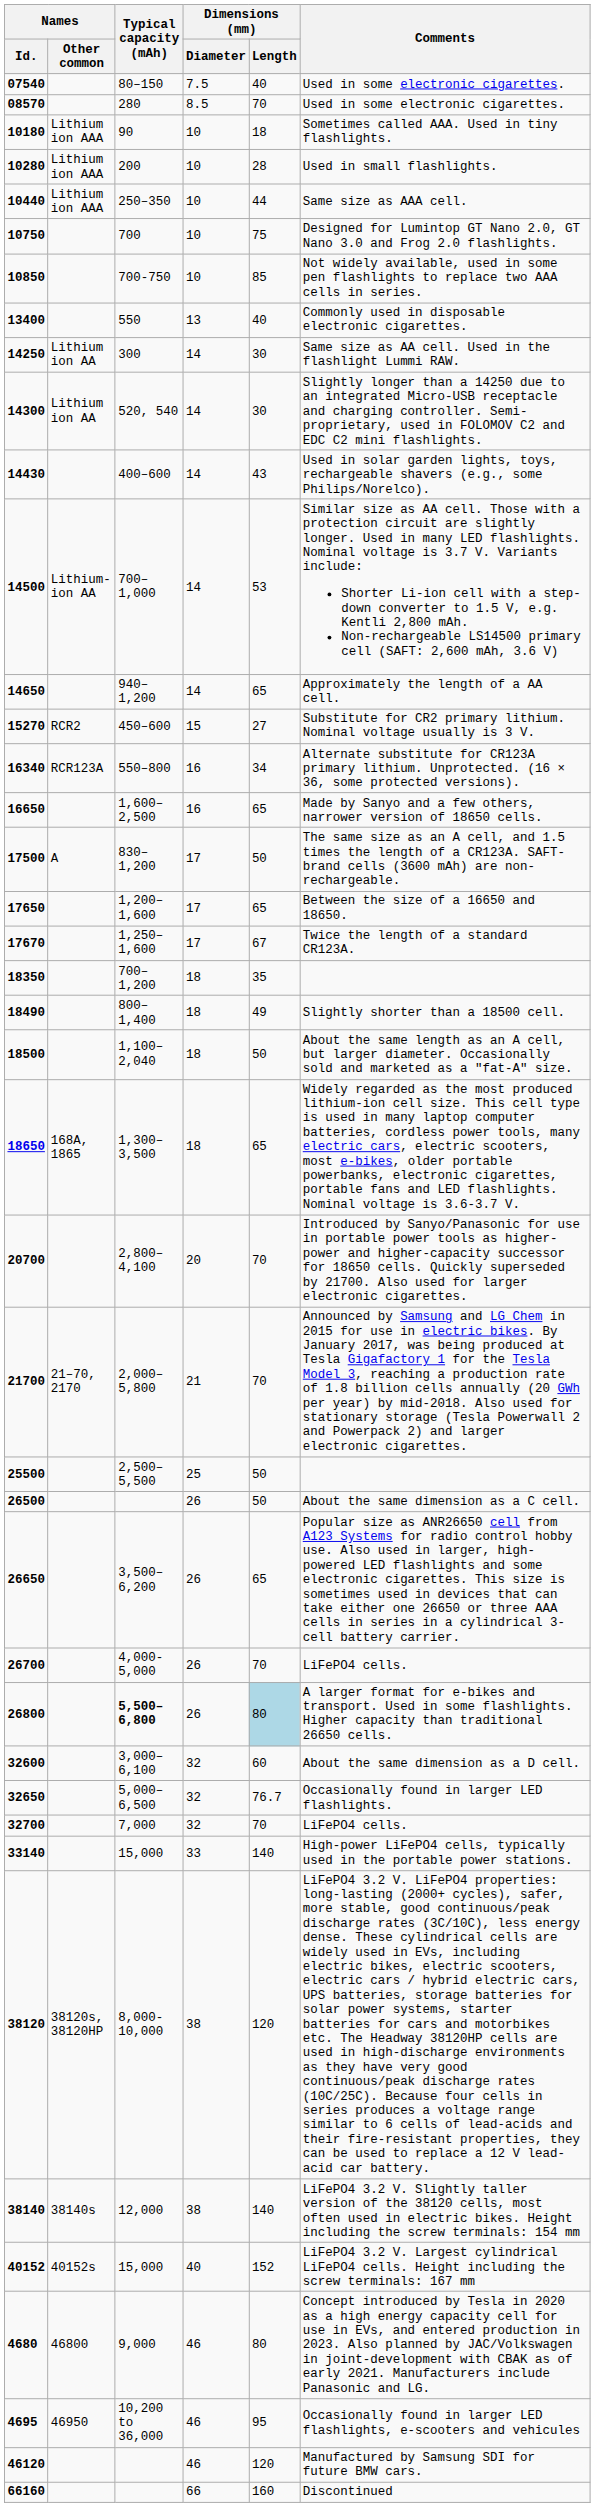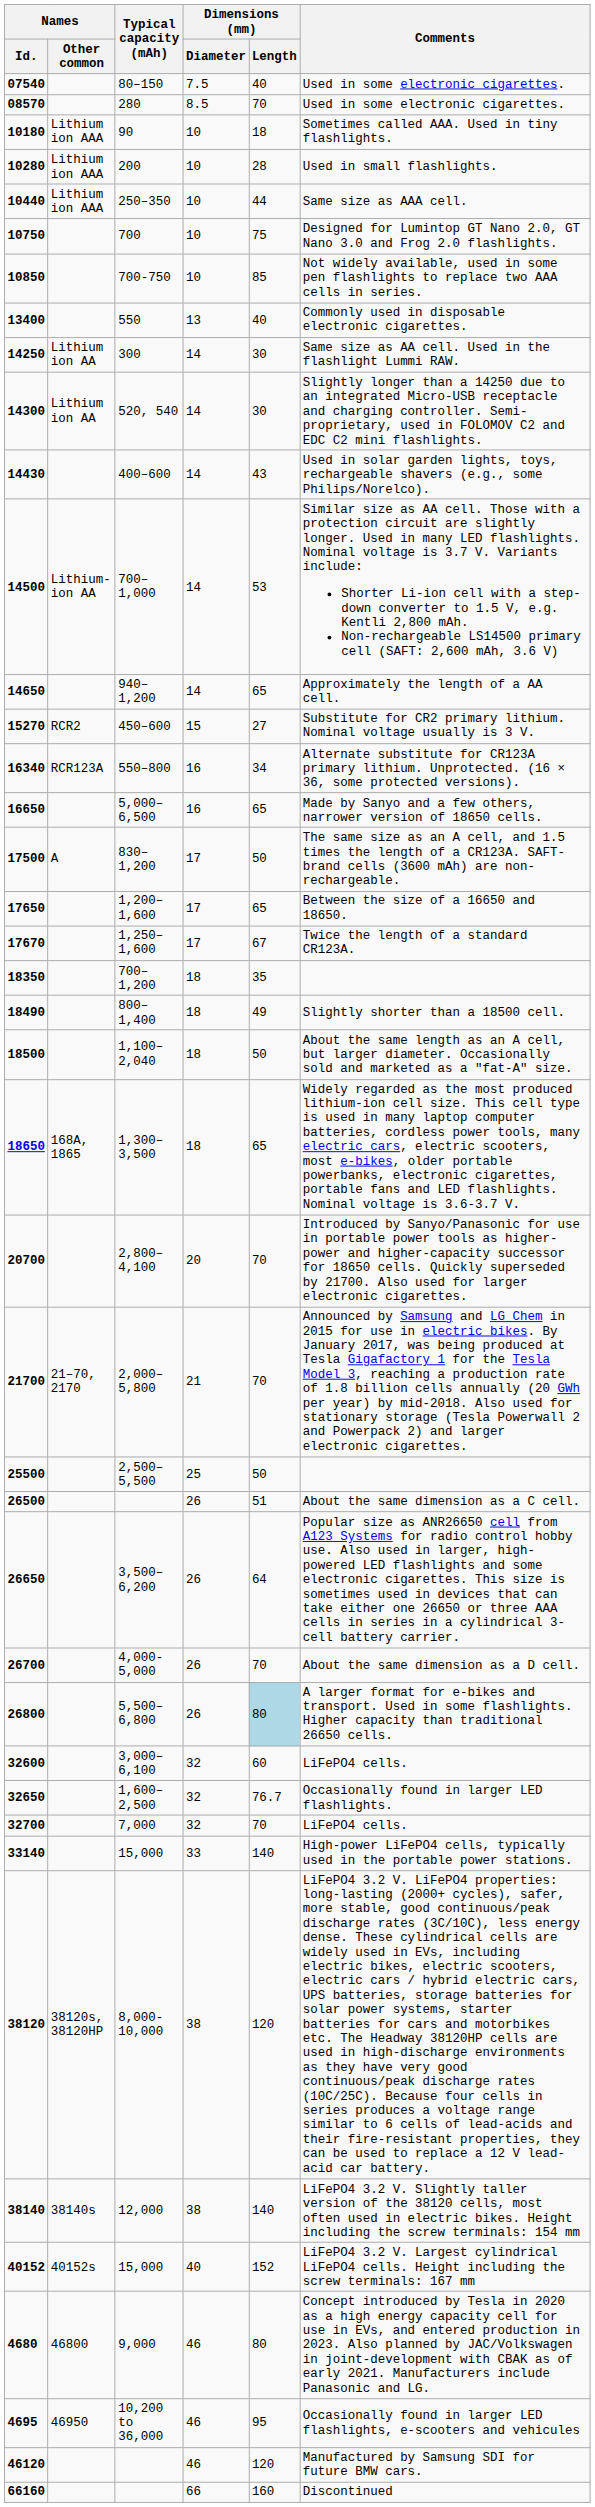(141, 810) 1,600–2,500 -> (141, 810) 5,000–6,500
(259, 1502) 50 -> (259, 1502) 51
(259, 1580) 65 -> (259, 1580) 64
(355, 1665) LiFePO4 cells. -> (441, 1665) About the same dimension as a D cell.
(141, 1714) bold -> (141, 1714) normal
(441, 1763) About the same dimension as a D cell. -> (355, 1763) LiFePO4 cells.
(141, 1798) 5,000–6,500 -> (141, 1798) 1,600–2,500
